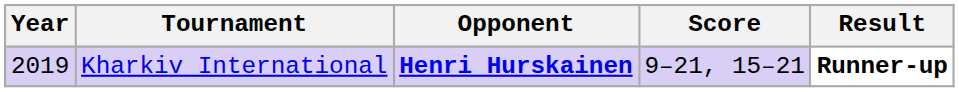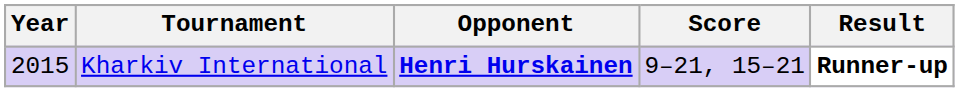(40, 66) 2019 -> (40, 66) 2015
